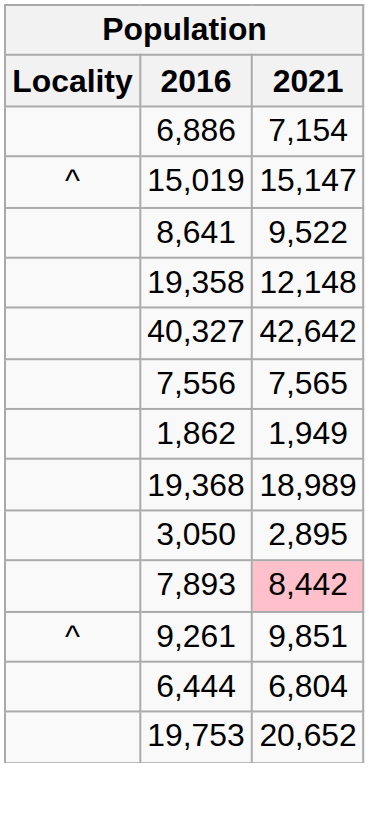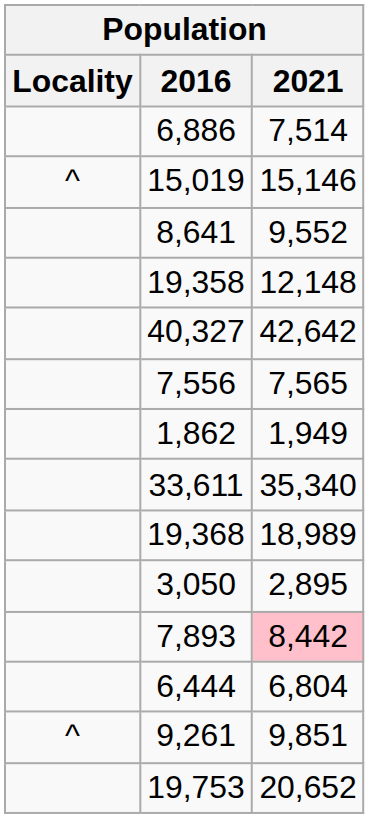(308, 130) 7,154 -> (308, 130) 7,514
(308, 181) 15,147 -> (308, 181) 15,146
(308, 231) 9,522 -> (308, 231) 9,552
+ row: (196, 484)
rows swapped: (196, 686) <-> (196, 635)
